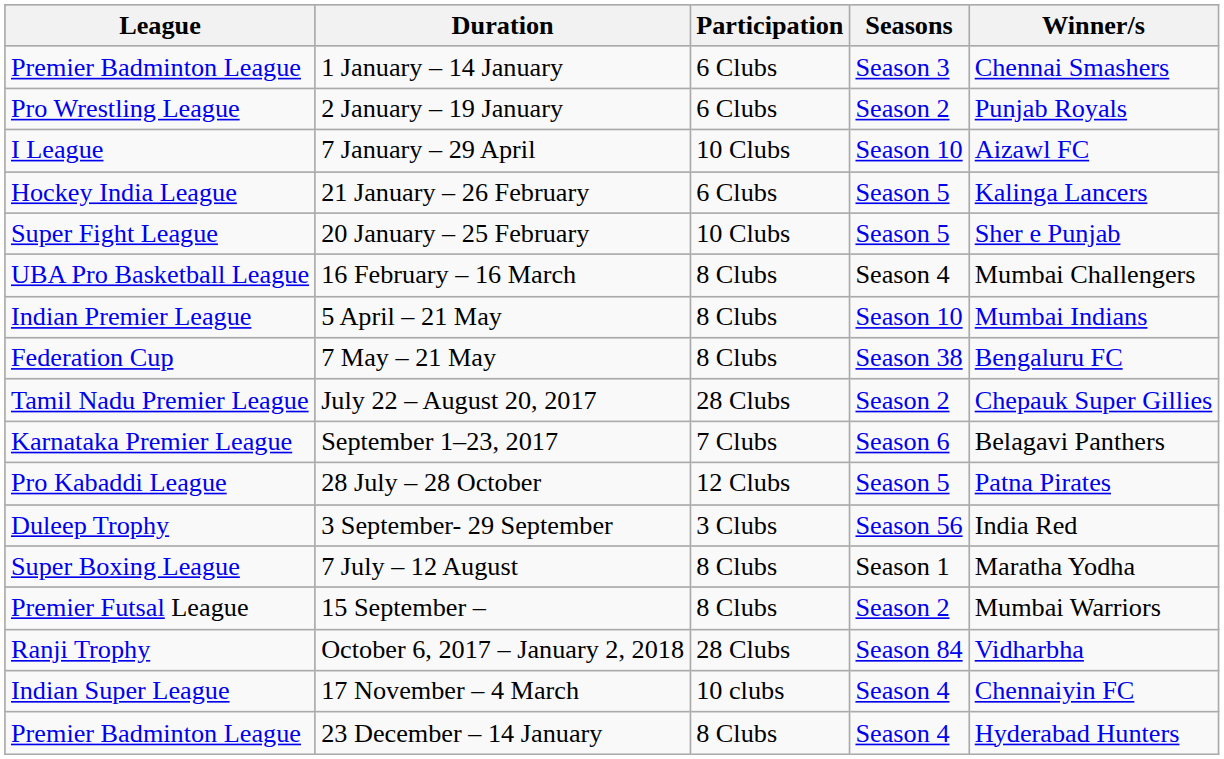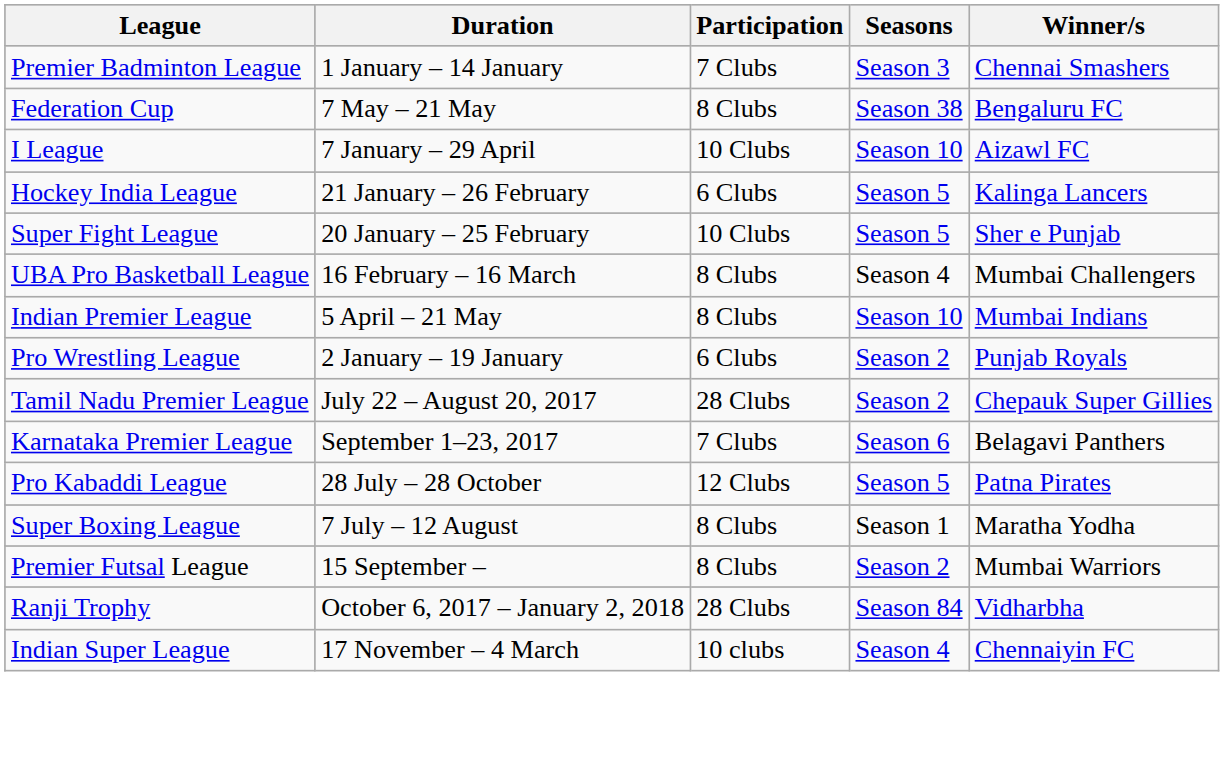(737, 66) 6 Clubs -> (737, 66) 7 Clubs
rows swapped: (442, 108) <-> (409, 358)
- row: (467, 524)
- row: (462, 732)
